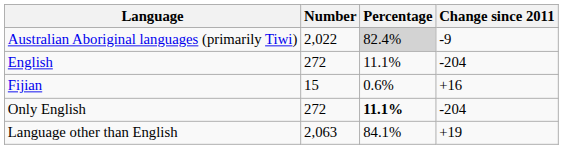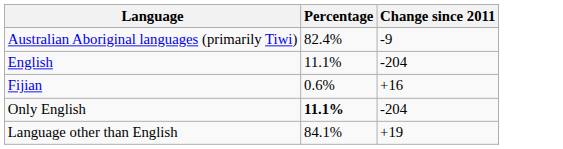- column: (330, 16)
(382, 39) lightgrey background -> (323, 39) no background
